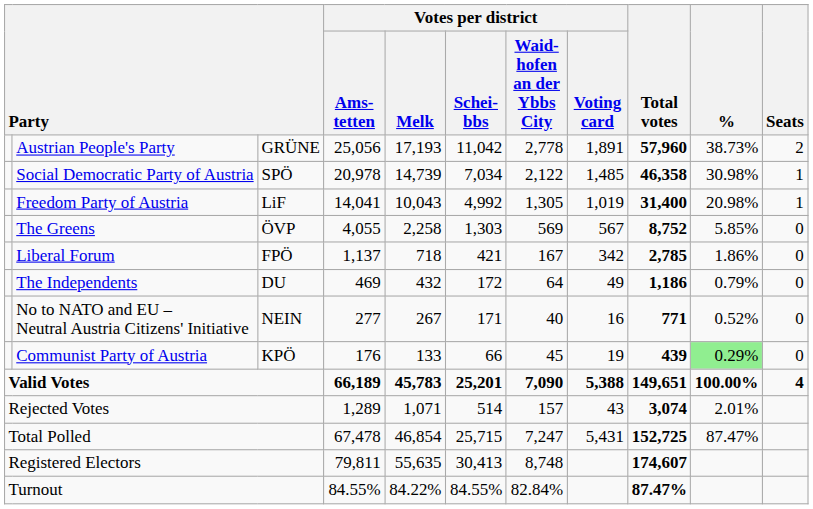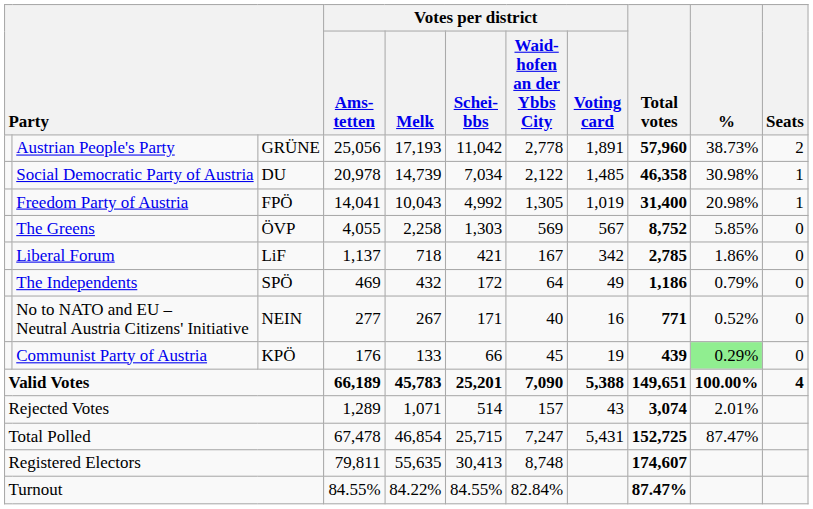(277, 174) SPÖ -> (274, 174) DU
(274, 201) LiF -> (277, 201) FPÖ
(277, 255) FPÖ -> (274, 255) LiF
(274, 282) DU -> (277, 282) SPÖ
